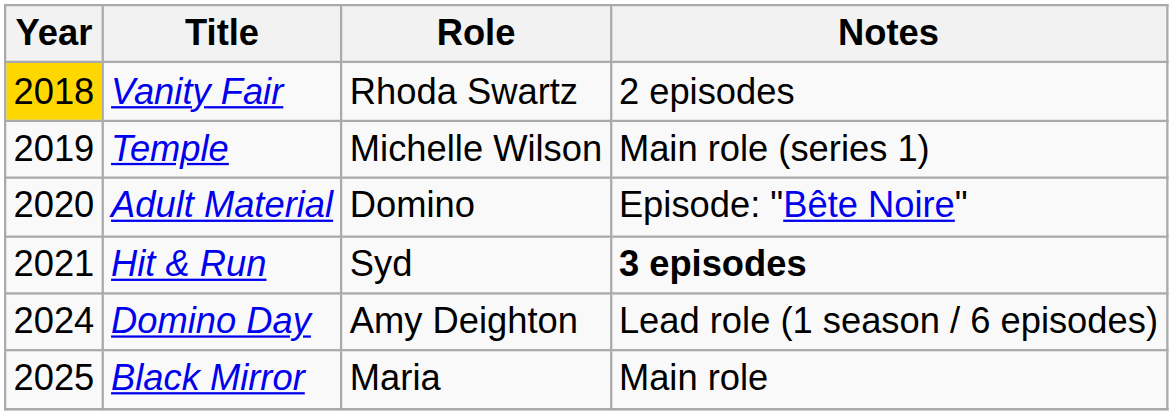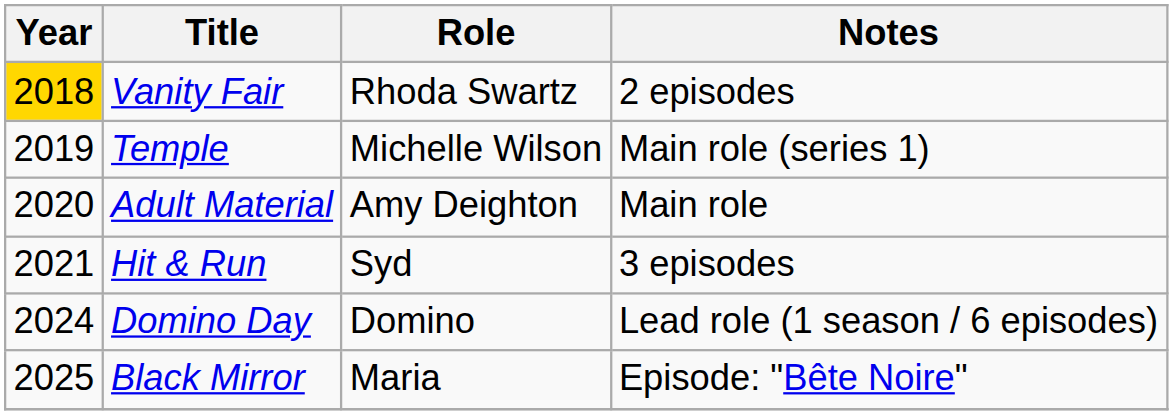(412, 206) Domino -> (464, 206) Amy Deighton
(793, 206) Episode: "Bête Noire" -> (694, 206) Main role
(713, 263) bold -> (707, 263) normal
(464, 321) Amy Deighton -> (412, 321) Domino
(694, 378) Main role -> (793, 378) Episode: "Bête Noire"
